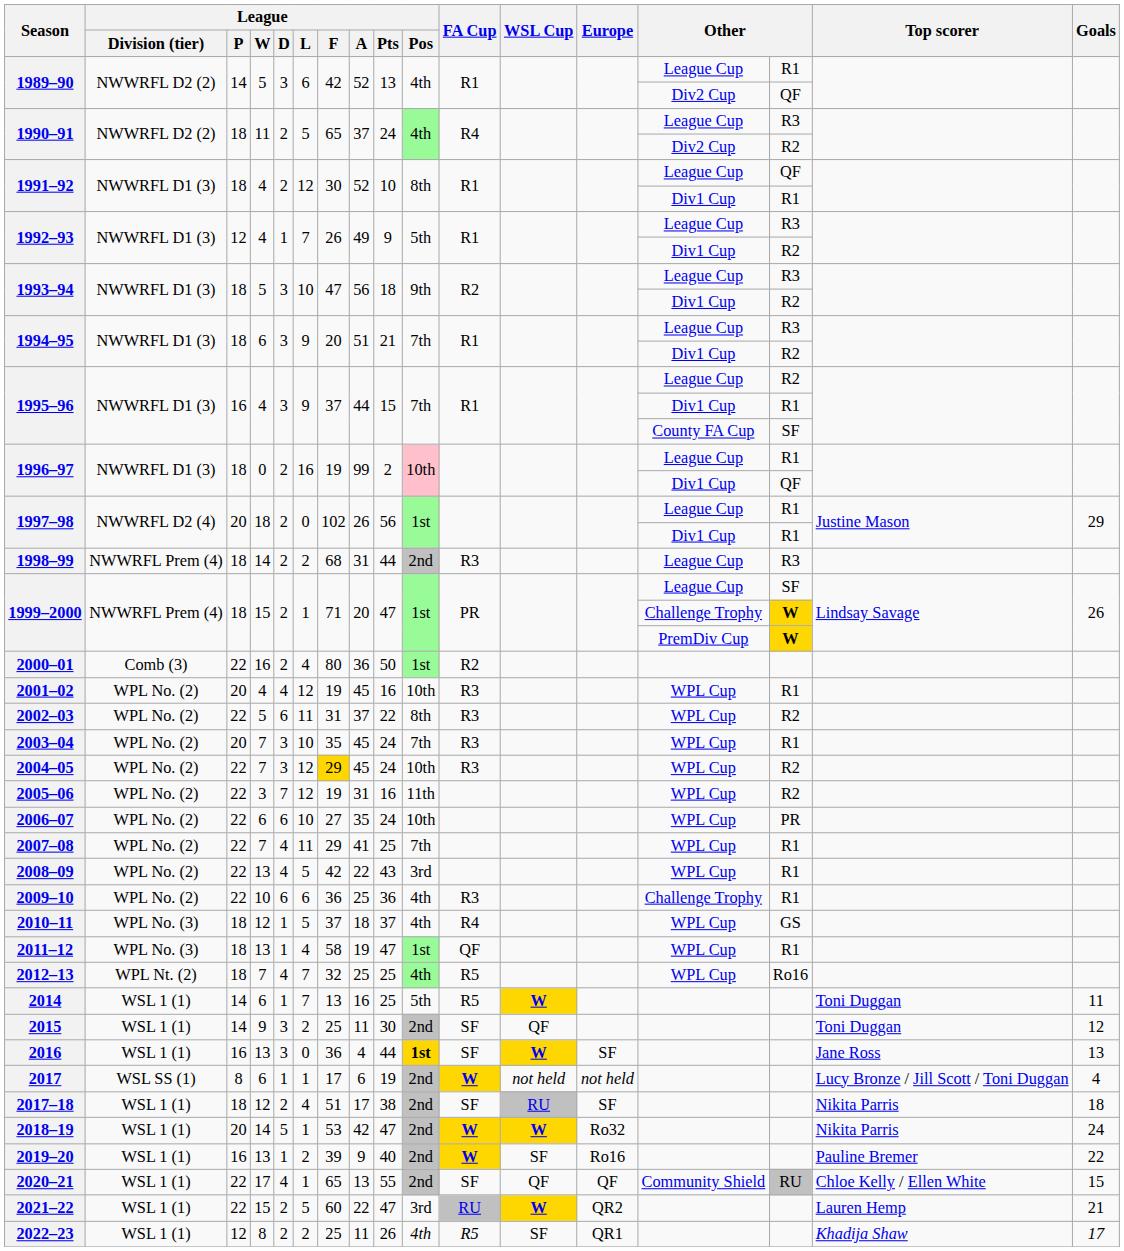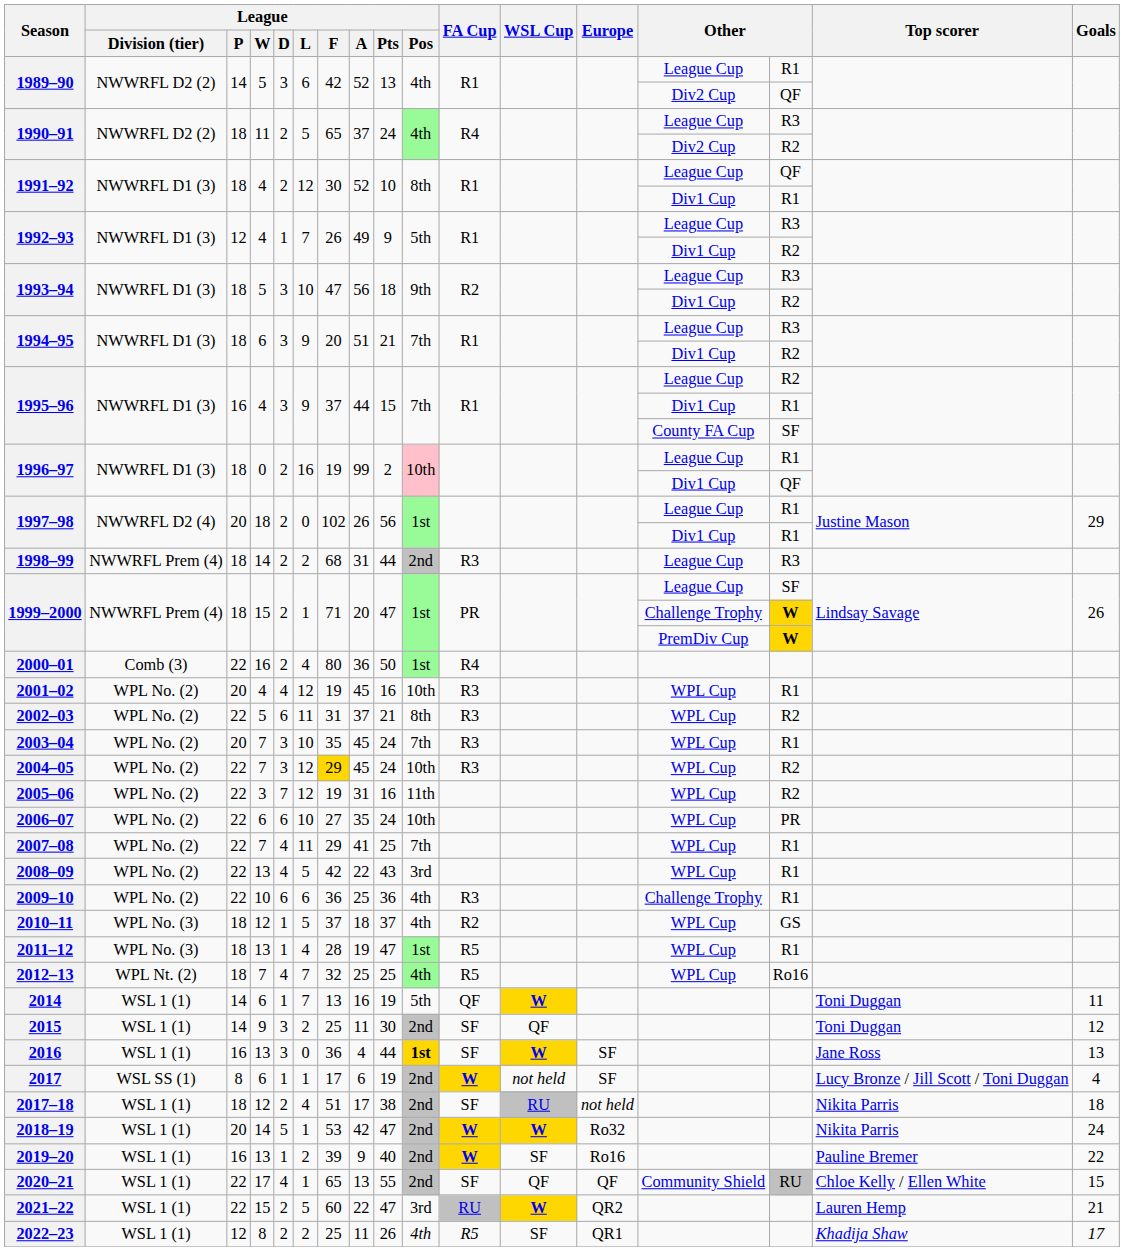(470, 664) R2 -> (470, 664) R4
(388, 716) 22 -> (388, 716) 21
(470, 923) R4 -> (470, 923) R2
(333, 949) 58 -> (333, 949) 28
(470, 949) QF -> (470, 949) R5
(388, 1000) 25 -> (388, 1000) 19
(470, 1000) R5 -> (470, 1000) QF
(607, 1078) not held -> (607, 1078) SF
(607, 1104) SF -> (607, 1104) not held
